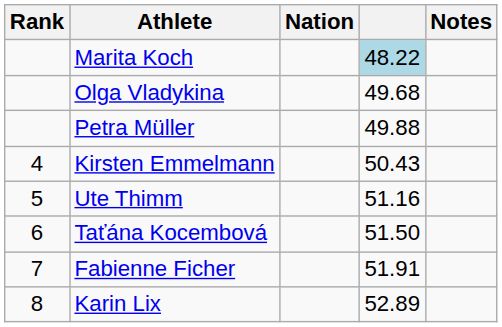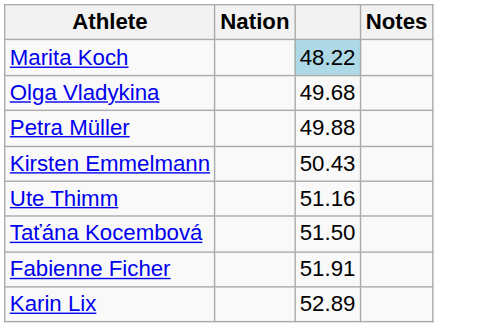- column: (37, 22)
